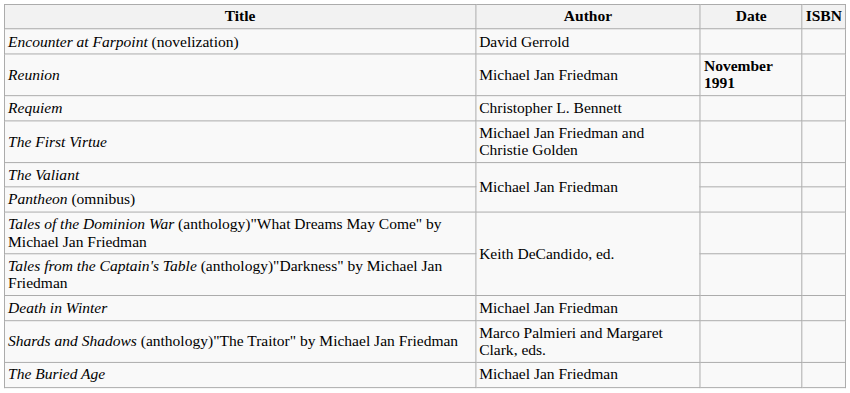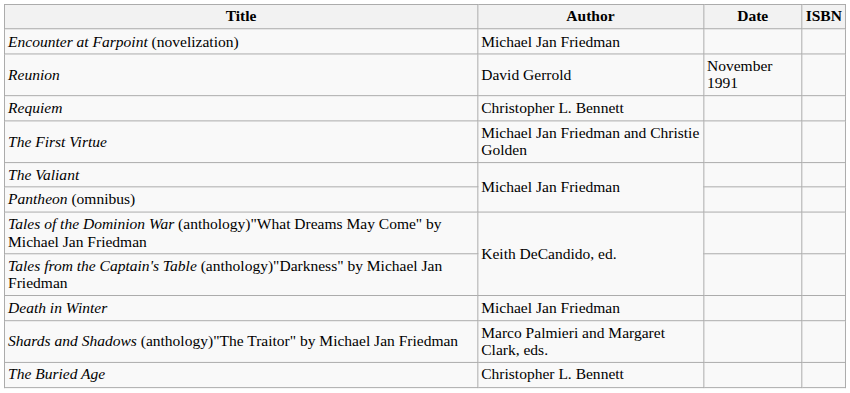(524, 41) David Gerrold -> (551, 41) Michael Jan Friedman
(549, 74) Michael Jan Friedman -> (526, 74) David Gerrold
(738, 74) bold -> (740, 74) normal
(549, 374) Michael Jan Friedman -> (553, 374) Christopher L. Bennett
